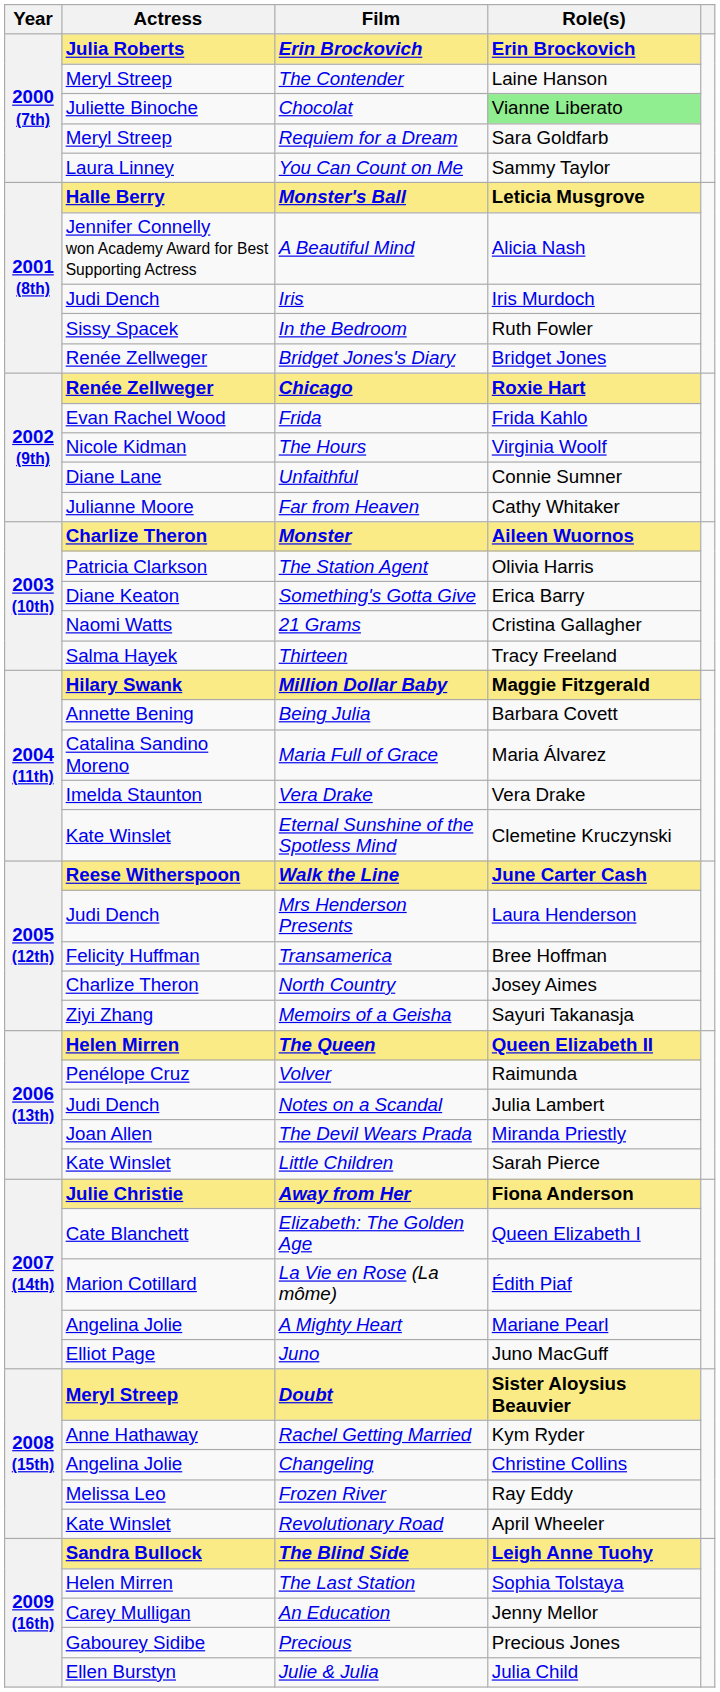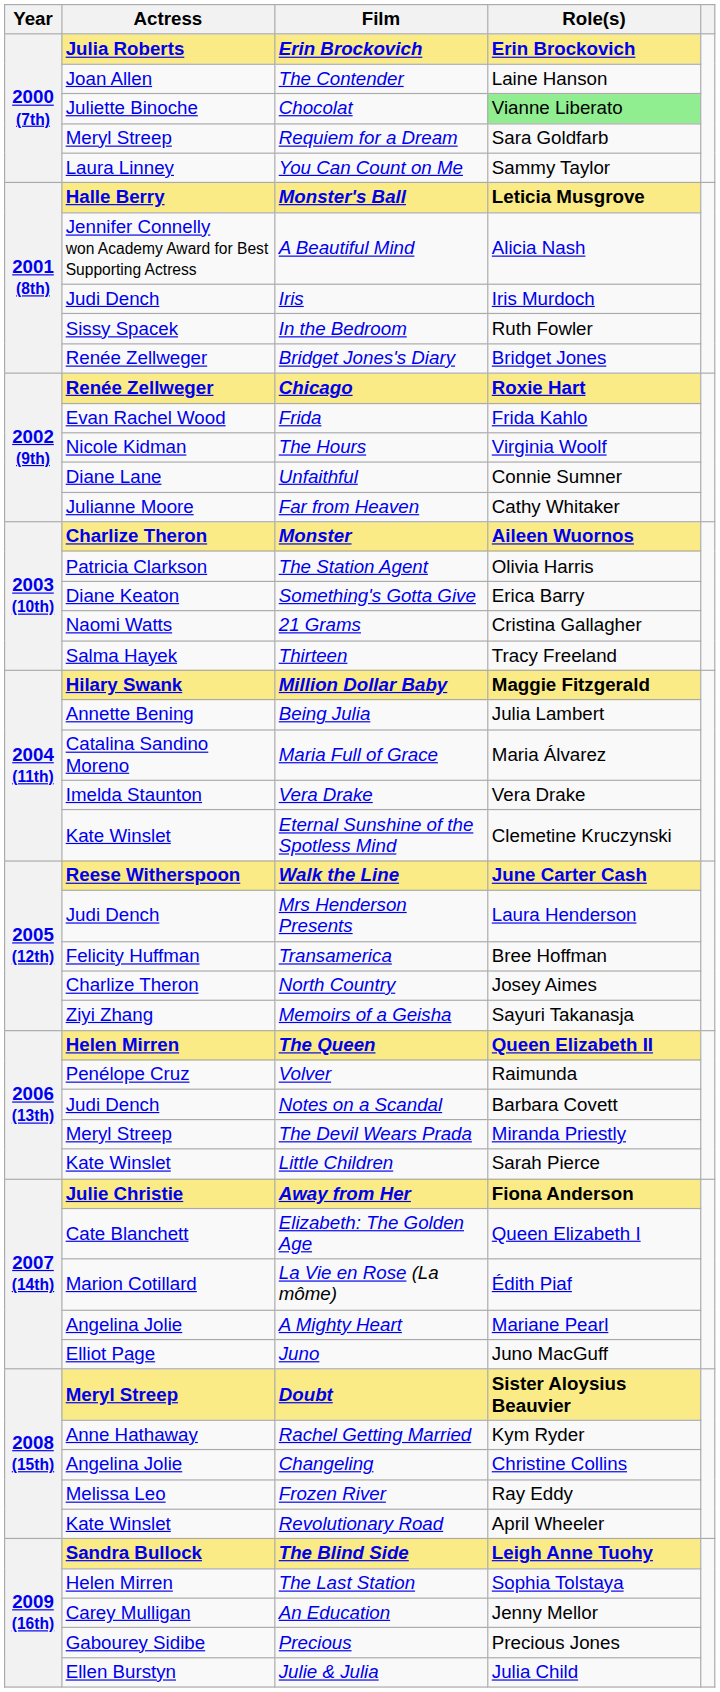(119, 78) Meryl Streep -> (109, 78) Joan Allen
(555, 714) Barbara Covett -> (548, 714) Julia Lambert
(548, 1104) Julia Lambert -> (555, 1104) Barbara Covett
(109, 1134) Joan Allen -> (119, 1134) Meryl Streep
